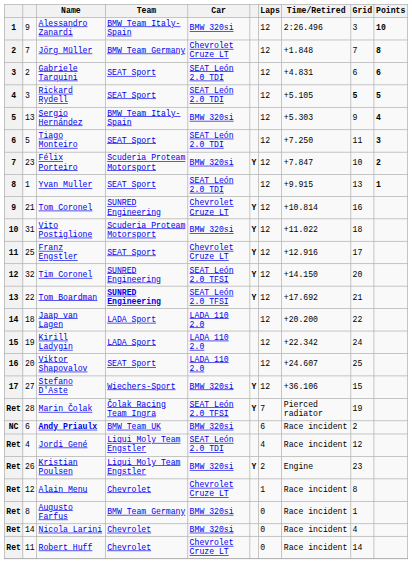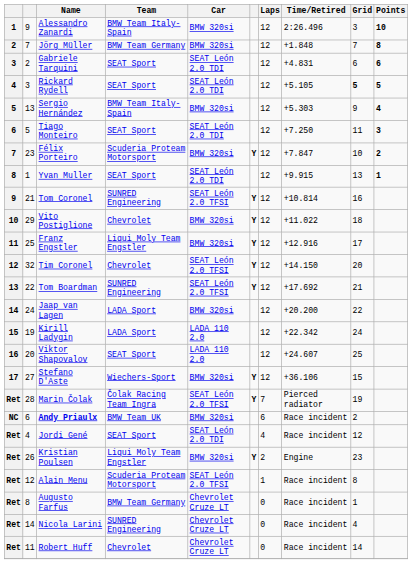(212, 51) Chevrolet Cruze LT -> (212, 47) BMW 320si
(212, 208) Chevrolet Cruze LT -> (212, 199) SEAT León 2.0 TFSI
(30, 231) 31 -> (30, 221) 29
(146, 231) Scuderia Proteam Motorsport -> (129, 221) Chevrolet
(132, 253) SEAT Sport -> (144, 244) Liqui Moly Team Engstler
(212, 253) Chevrolet Cruze LT -> (212, 244) BMW 320si
(134, 275) SUNRED Engineering -> (129, 266) Chevrolet
(134, 298) bold -> (134, 289) normal
(30, 320) 18 -> (30, 311) 24
(209, 320) LADA 110 2.0 -> (212, 311) BMW 320si
(144, 445) Liqui Moly Team Engstler -> (132, 436) SEAT Sport
(129, 490) Chevrolet -> (146, 481) Scuderia Proteam Motorsport
(212, 490) Chevrolet Cruze LT -> (212, 481) SEAT León 2.0 TFSI
(212, 513) BMW 320si -> (212, 503) Chevrolet Cruze LT
(129, 530) Chevrolet -> (134, 526) SUNRED Engineering
(212, 530) BMW 320si -> (212, 526) Chevrolet Cruze LT
